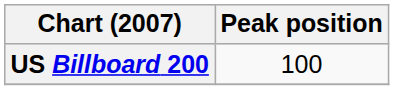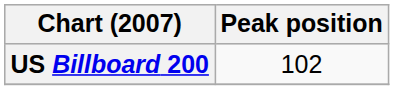(302, 63) 100 -> (302, 63) 102
